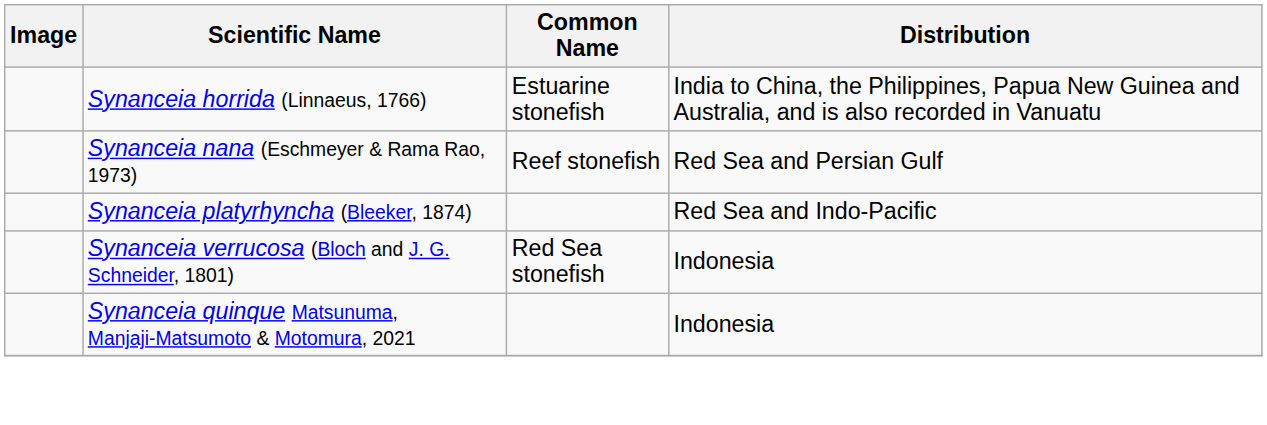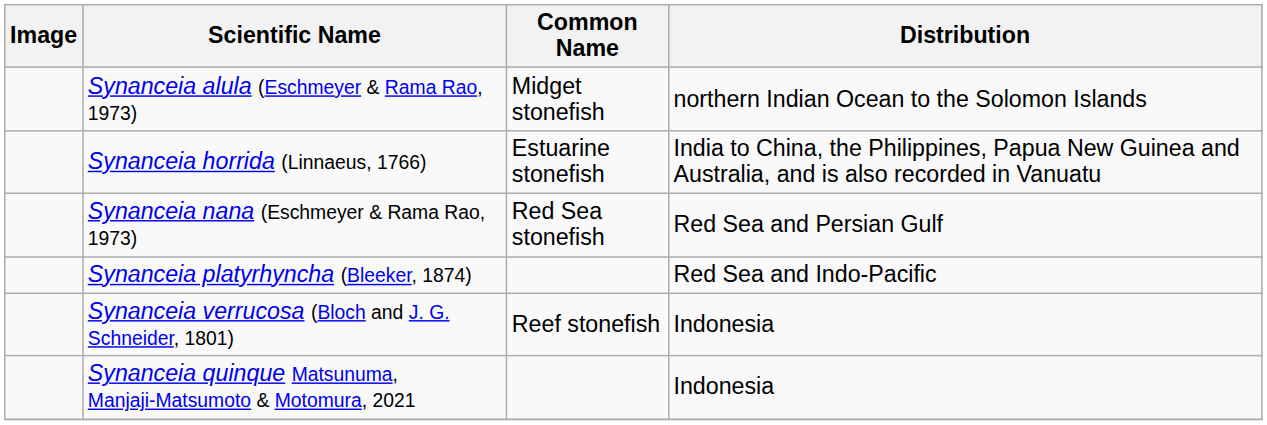+ row: (285, 98)
(586, 161) Reef stonefish -> (558, 224) Red Sea stonefish
(558, 261) Red Sea stonefish -> (586, 324) Reef stonefish
